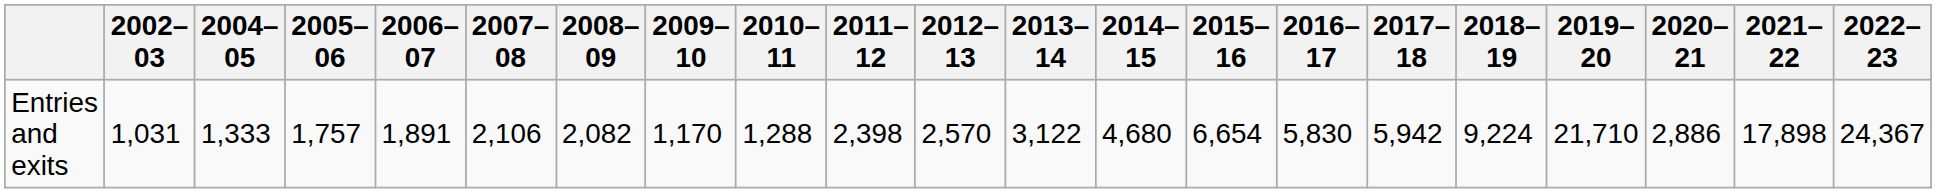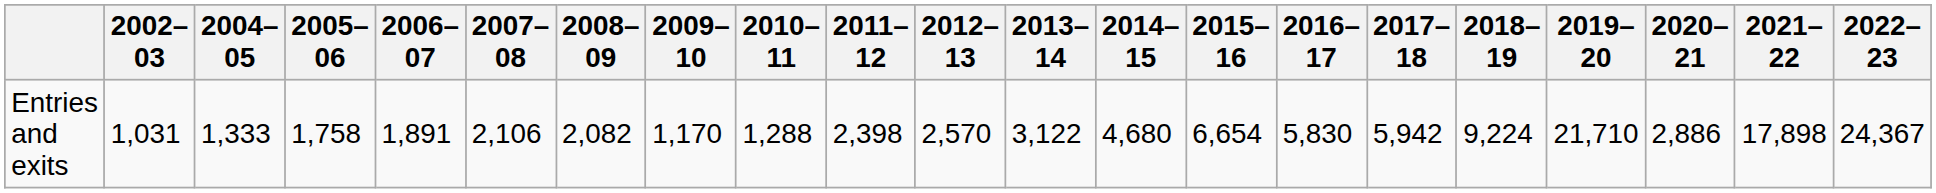(326, 133) 1,757 -> (326, 133) 1,758
